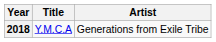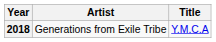columns swapped: (53, 12) <-> (143, 12)
